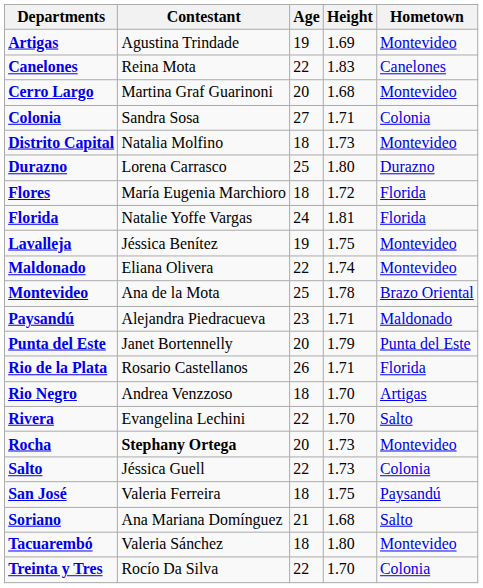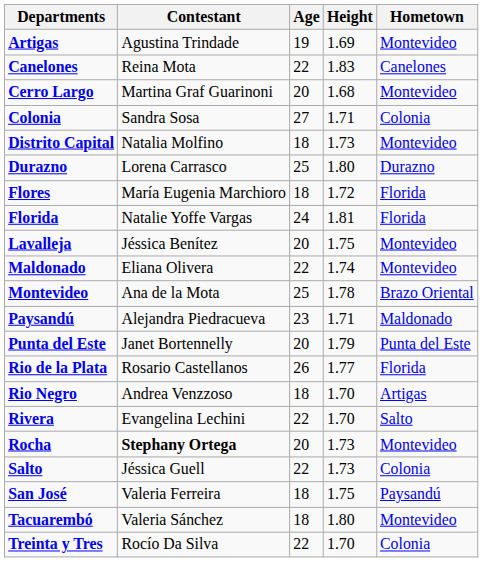(301, 243) 19 -> (301, 243) 20
(341, 368) 1.71 -> (341, 368) 1.77
- row: (35, 519)
